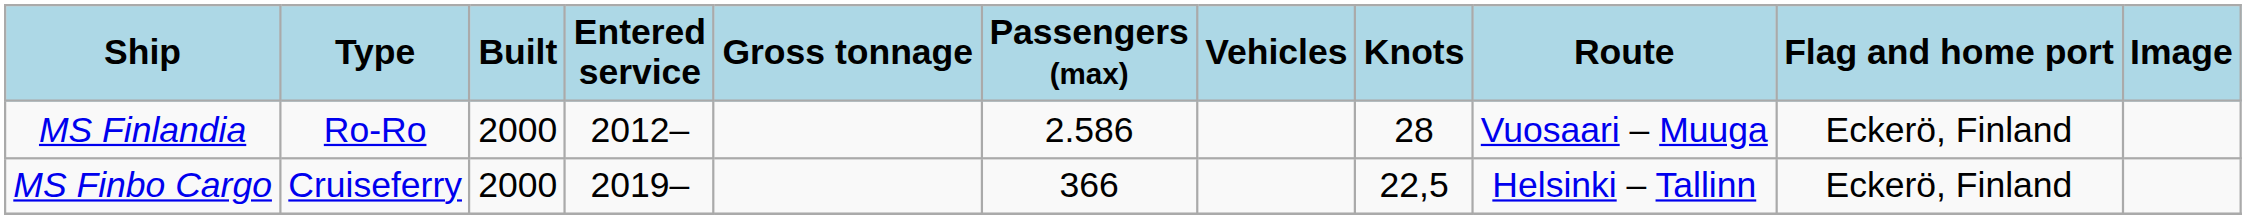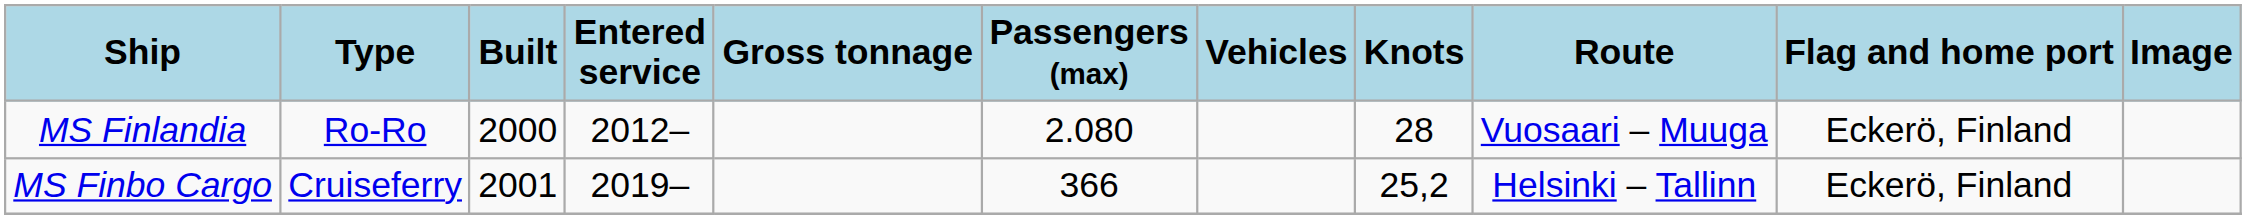(1089, 128) 2.586 -> (1089, 128) 2.080
(518, 185) 2000 -> (518, 185) 2001
(1414, 185) 22,5 -> (1414, 185) 25,2
